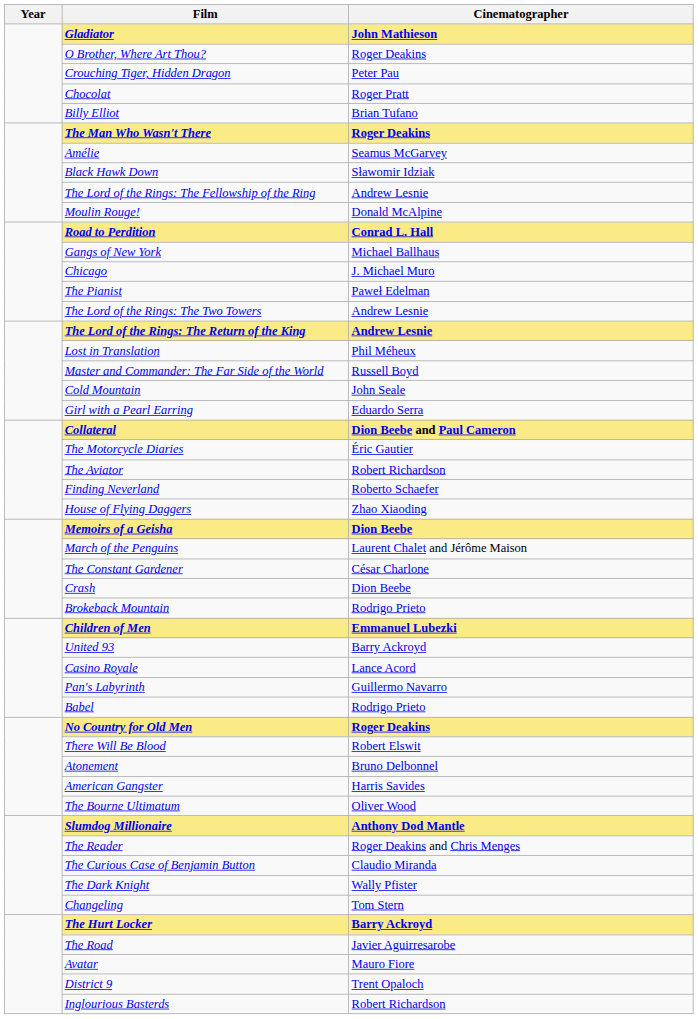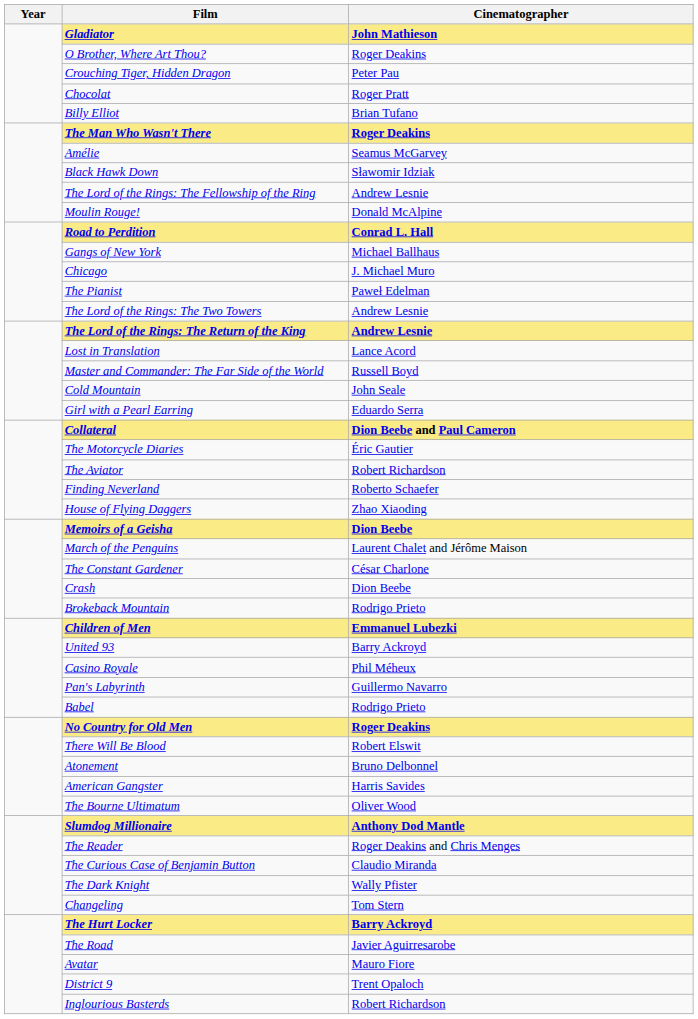(384, 350) Phil Méheux -> (384, 350) Lance Acord
(384, 667) Lance Acord -> (384, 667) Phil Méheux
